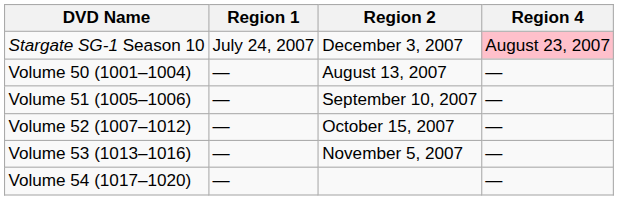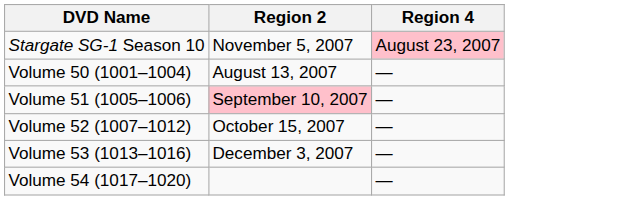- column: (263, 18)
(393, 45) December 3, 2007 -> (283, 45) November 5, 2007
(400, 99) no background -> (290, 99) pink background
(393, 153) November 5, 2007 -> (283, 153) December 3, 2007
